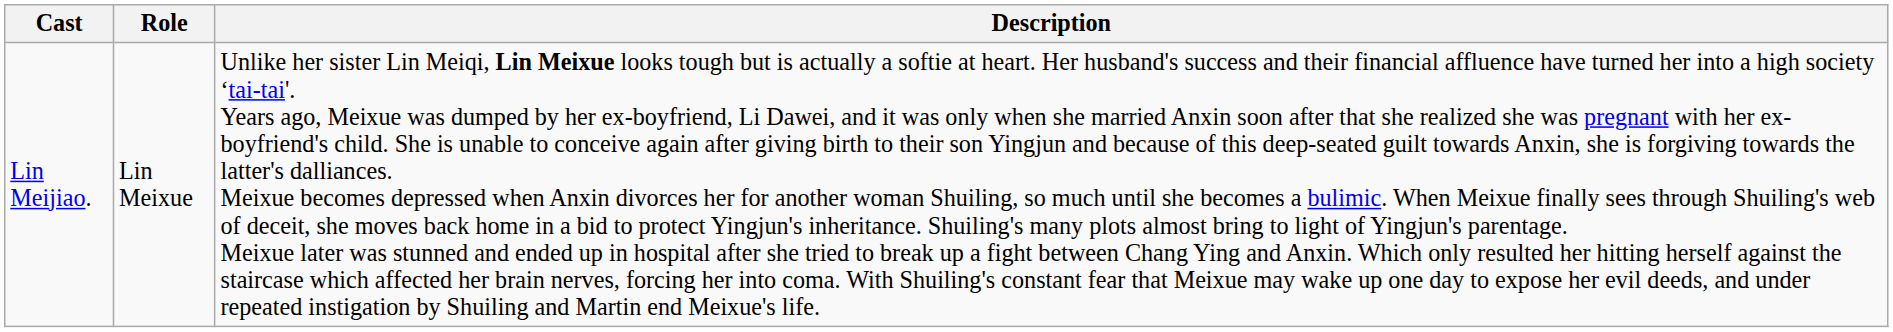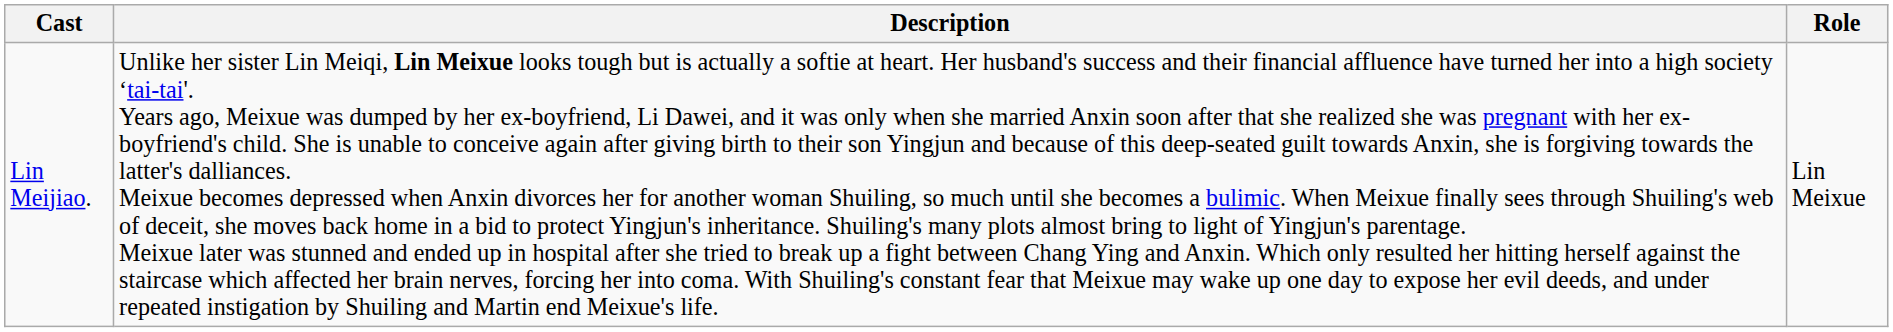columns swapped: (164, 23) <-> (1051, 23)
